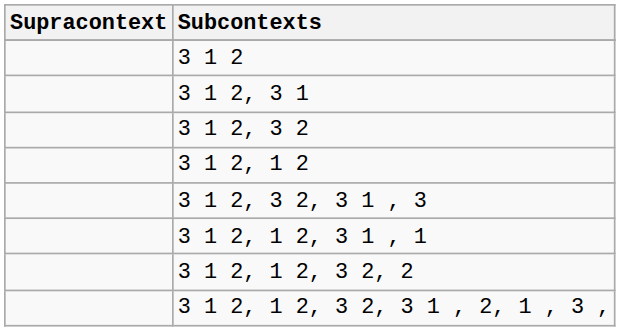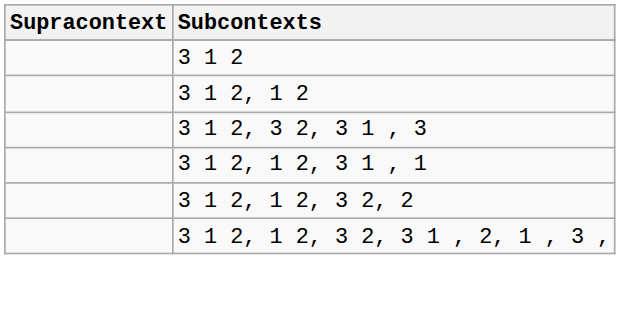- row: (243, 94)
- row: (243, 129)
